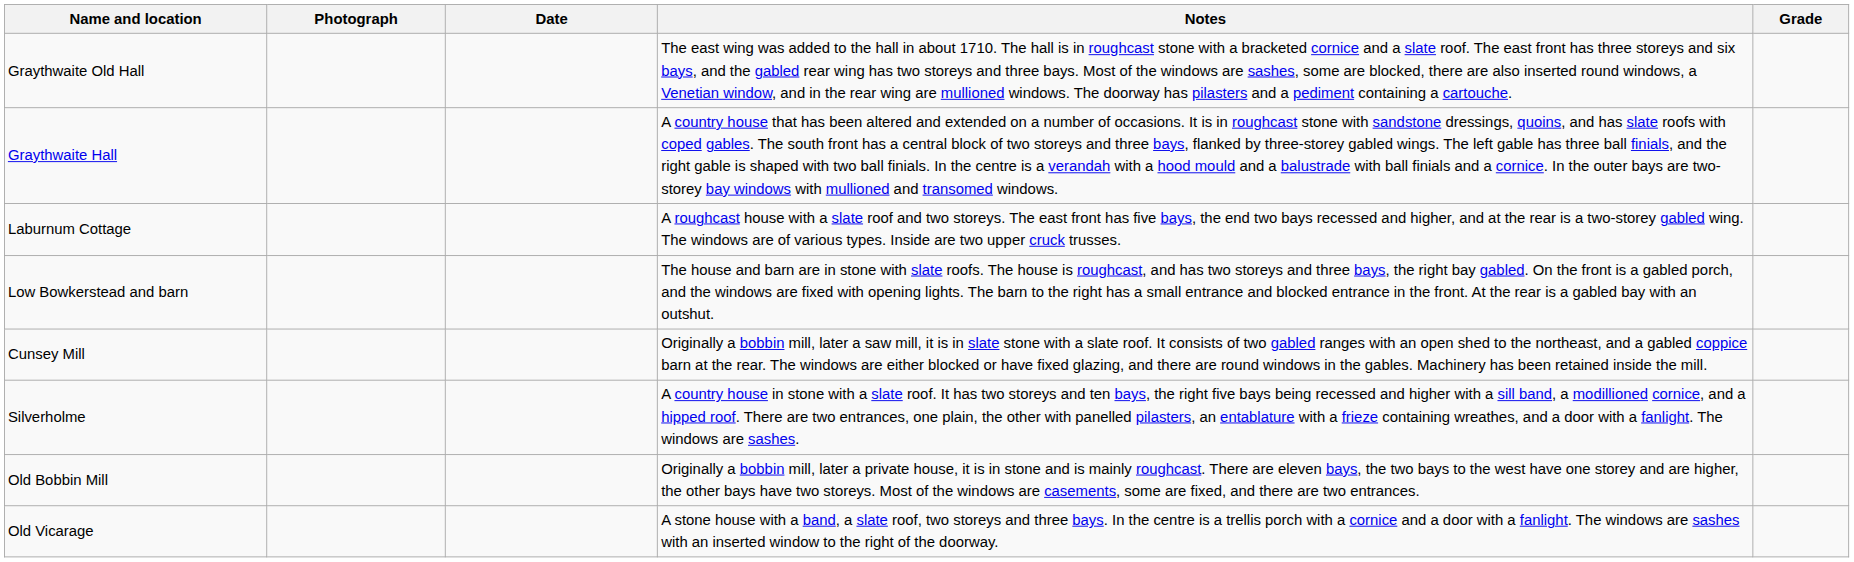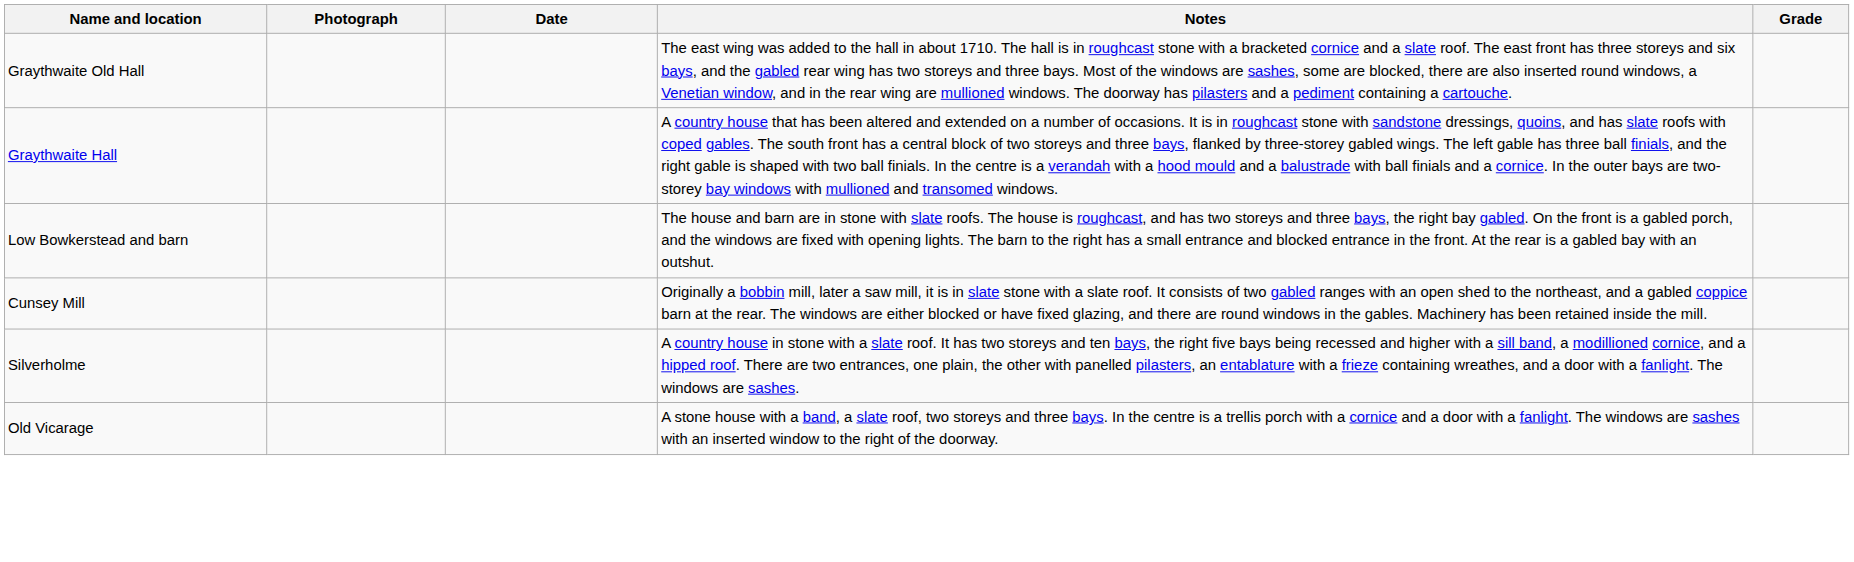- row: (70, 229)
- row: (58, 480)
